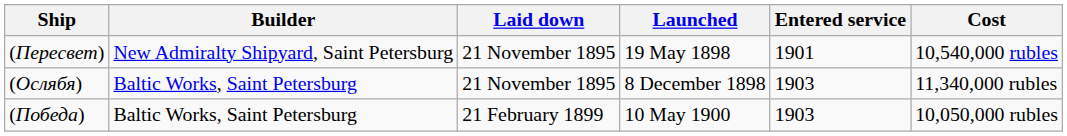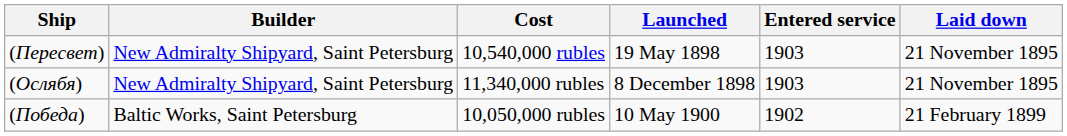columns swapped: (539, 20) <-> (987, 20)
(795, 51) 1901 -> (784, 51) 1903
(235, 83) Baltic Works, Saint Petersburg -> (283, 83) New Admiralty Shipyard, Saint Petersburg
(795, 114) 1903 -> (784, 114) 1902
